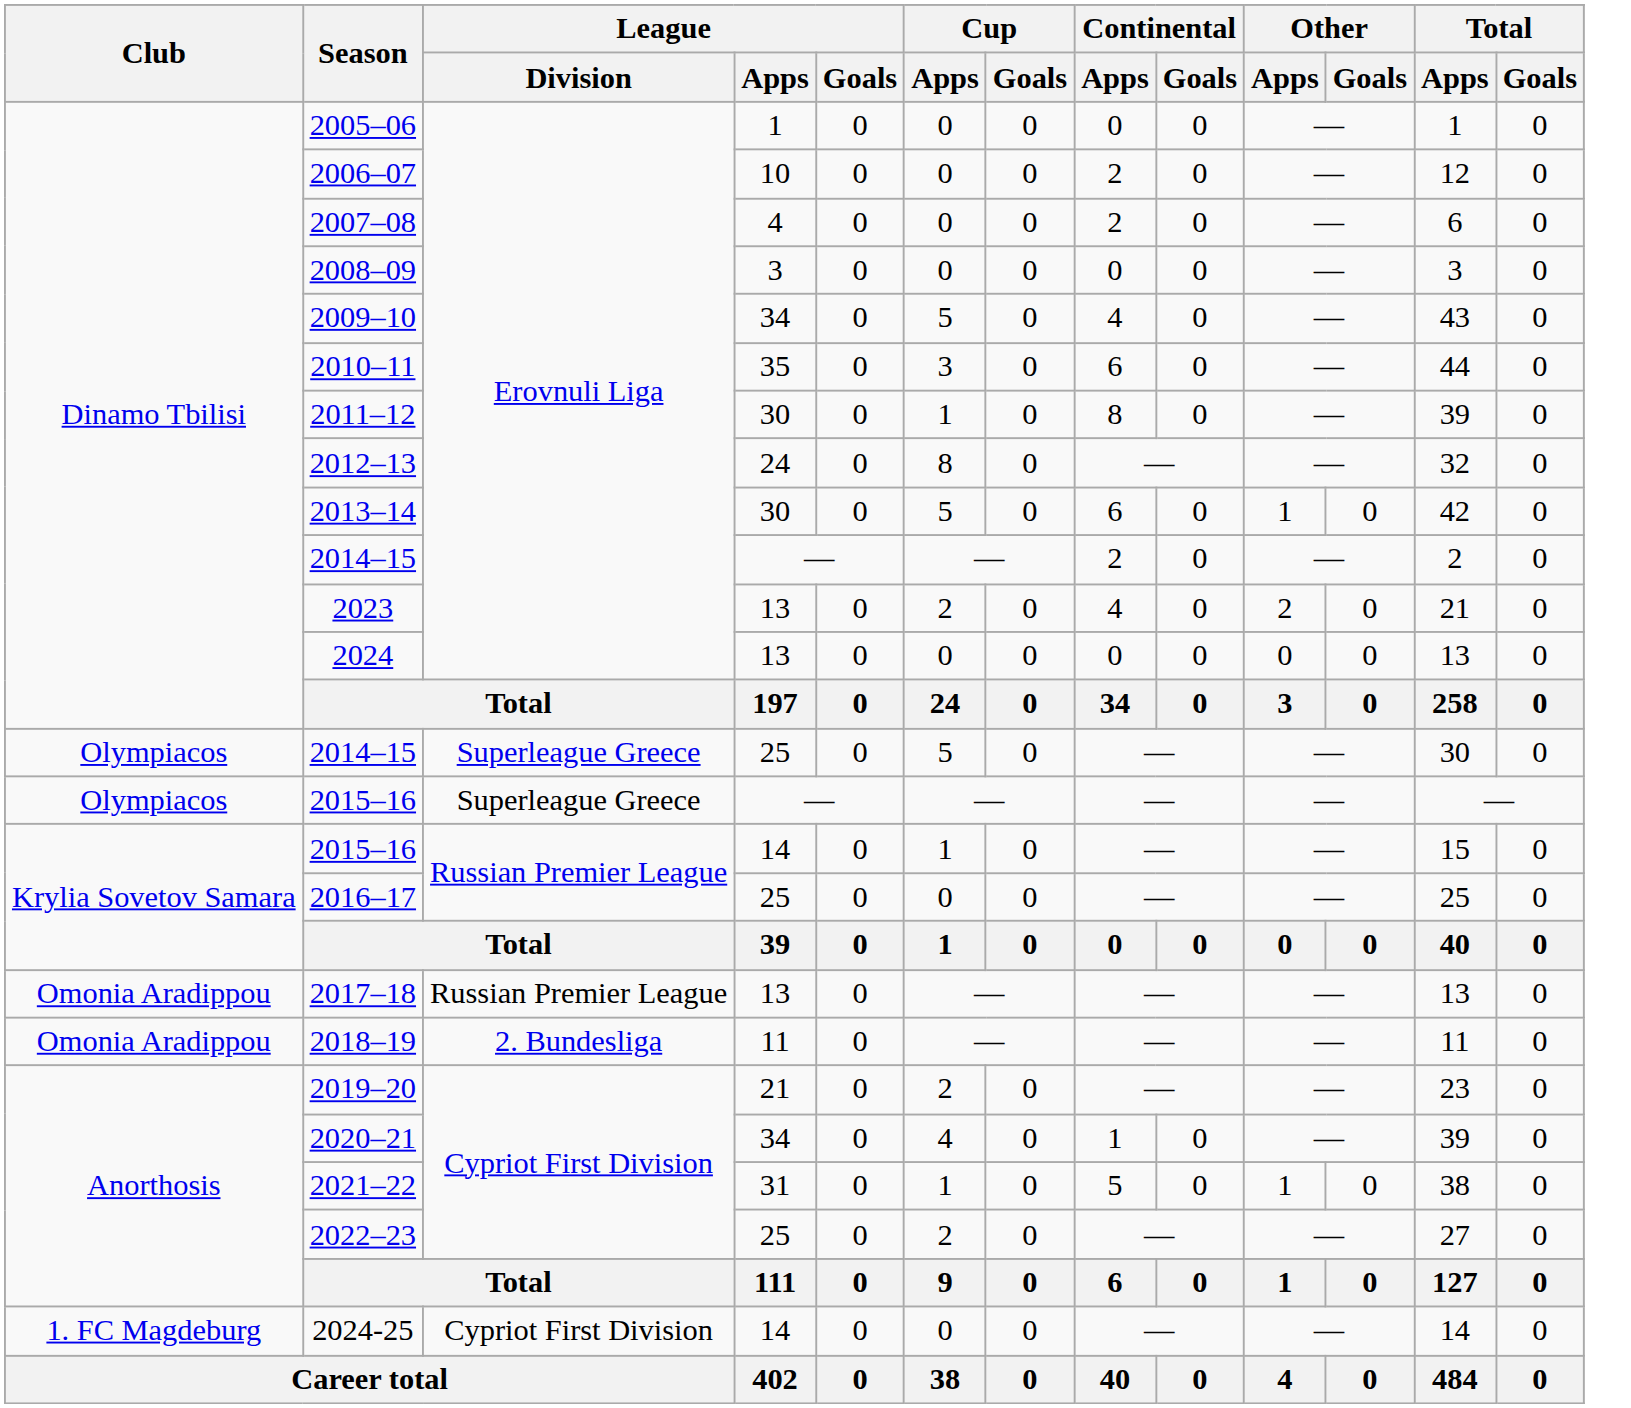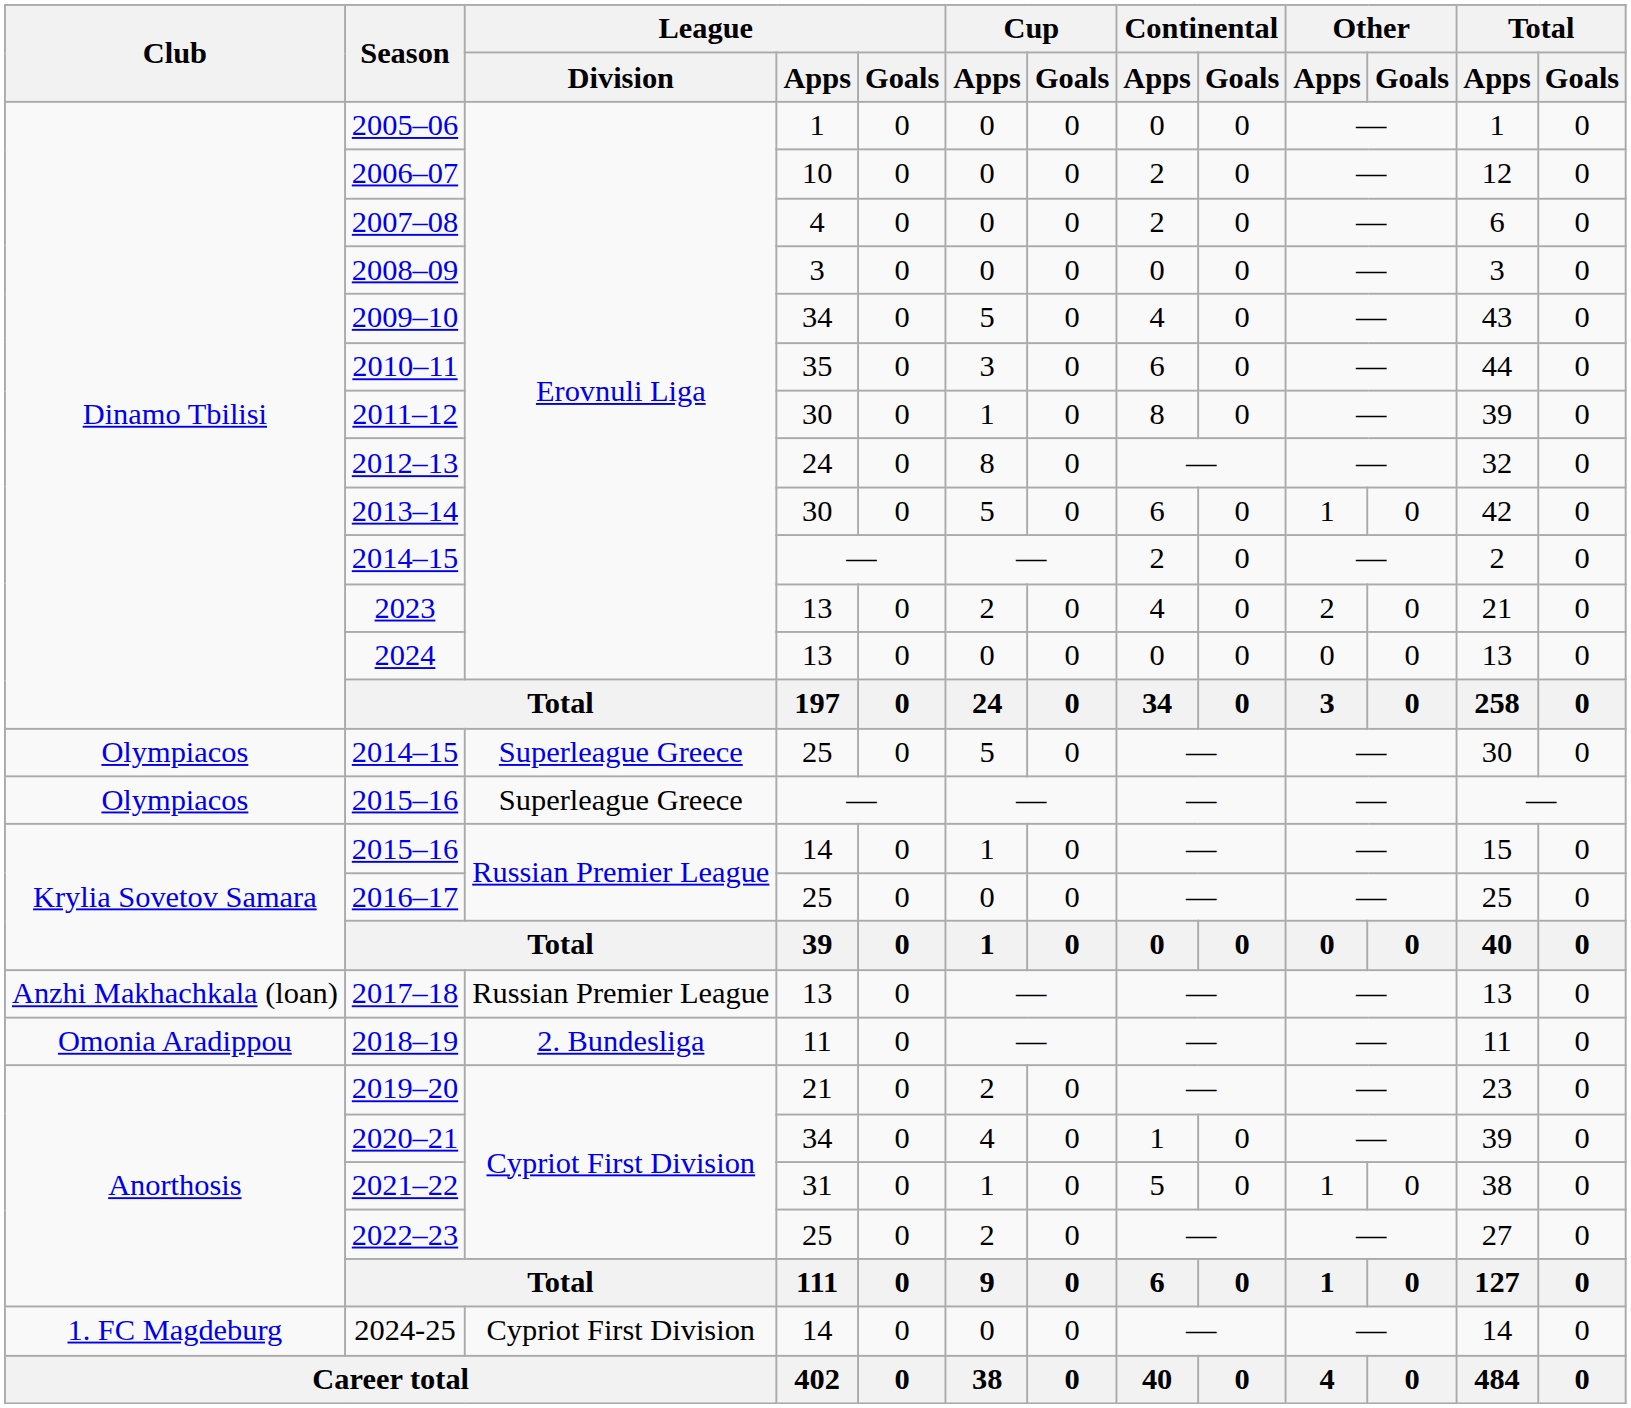(154, 992) Omonia Aradippou -> (175, 992) Anzhi Makhachkala (loan)
